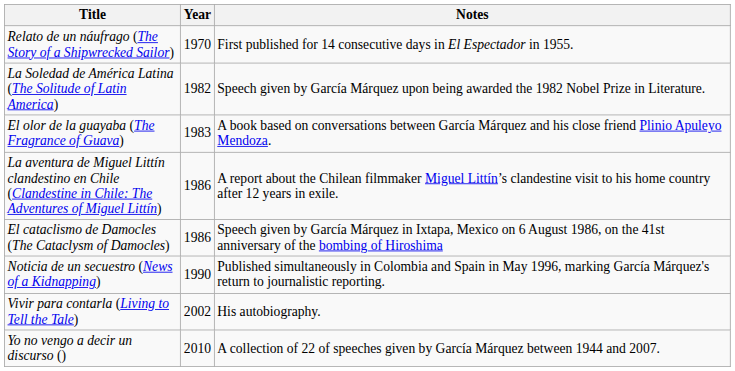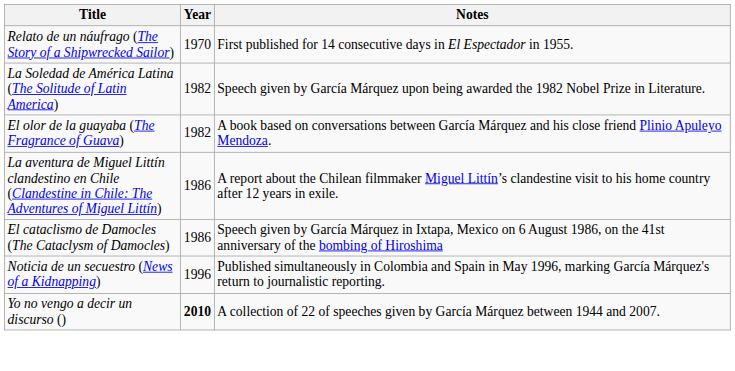(197, 133) 1983 -> (197, 133) 1982
(197, 274) 1990 -> (197, 274) 1996
- row: (88, 311)
(197, 348) normal -> (197, 311) bold
